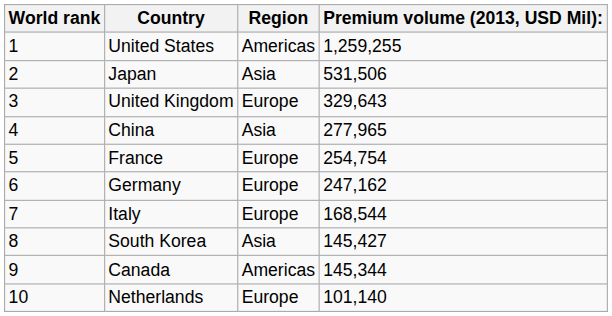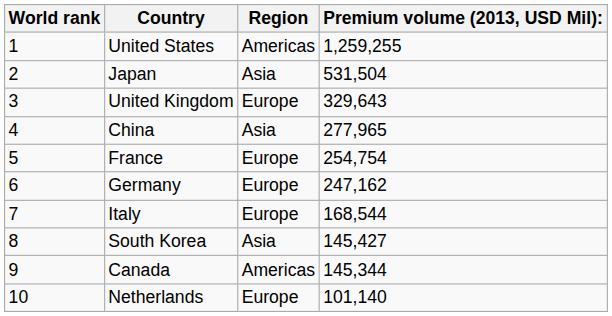(355, 74) 531,506 -> (355, 74) 531,504
